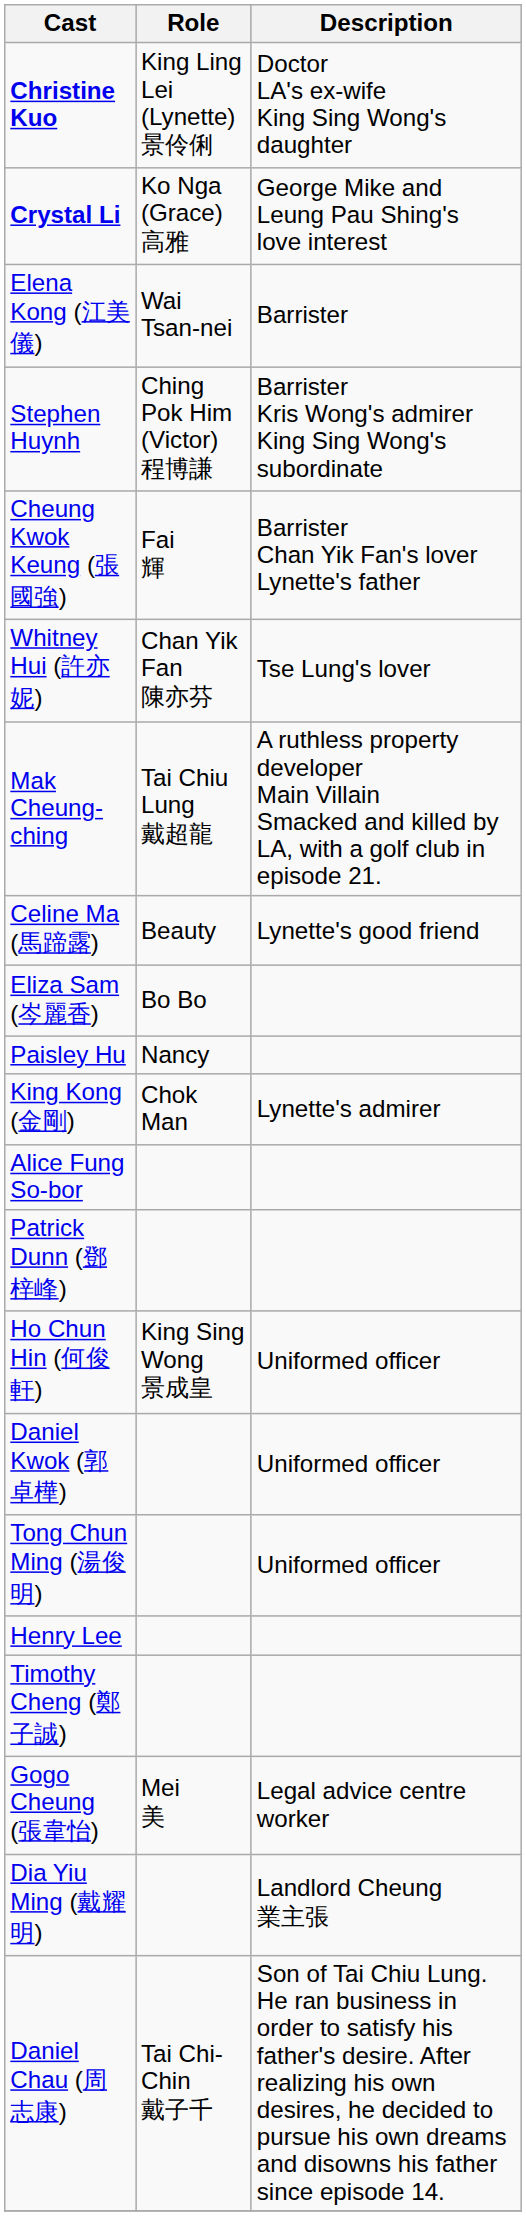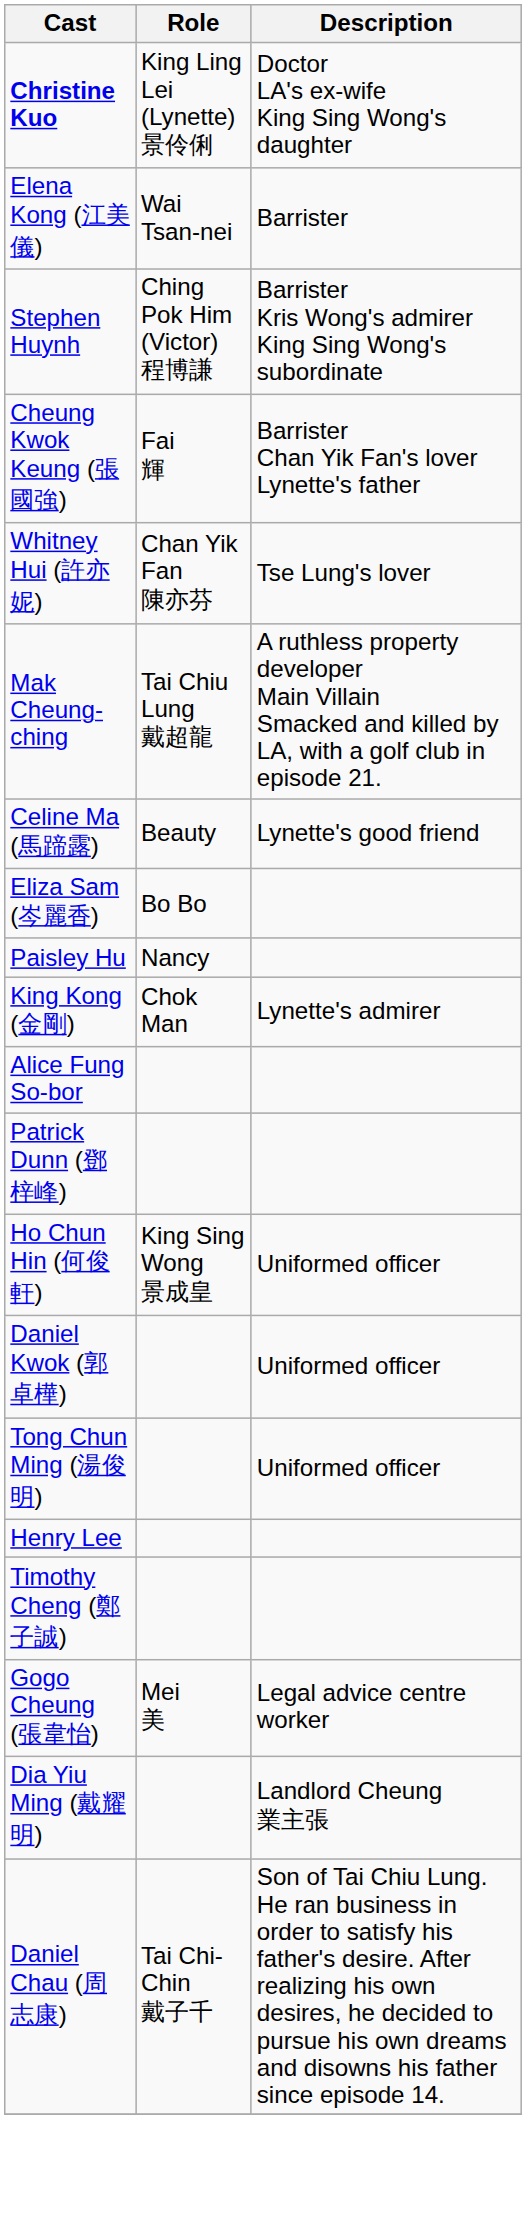- row: (65, 215)
